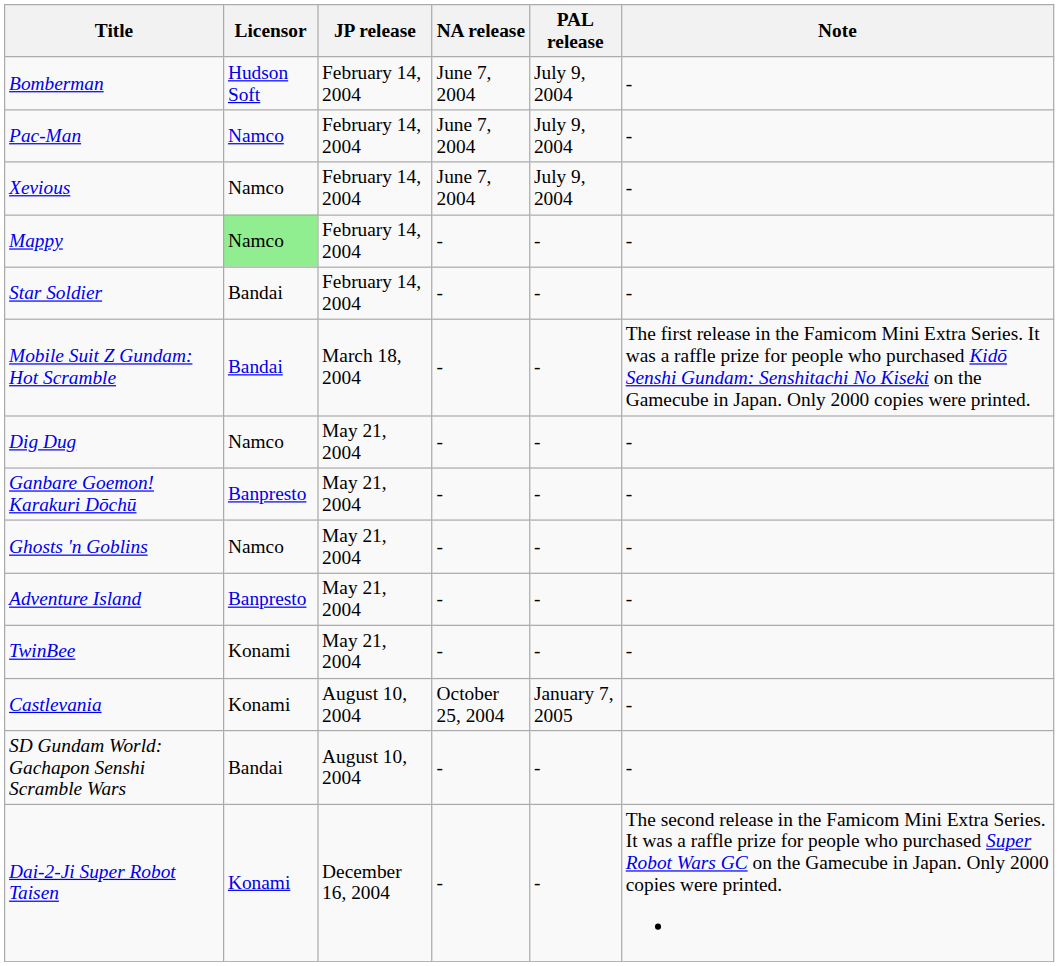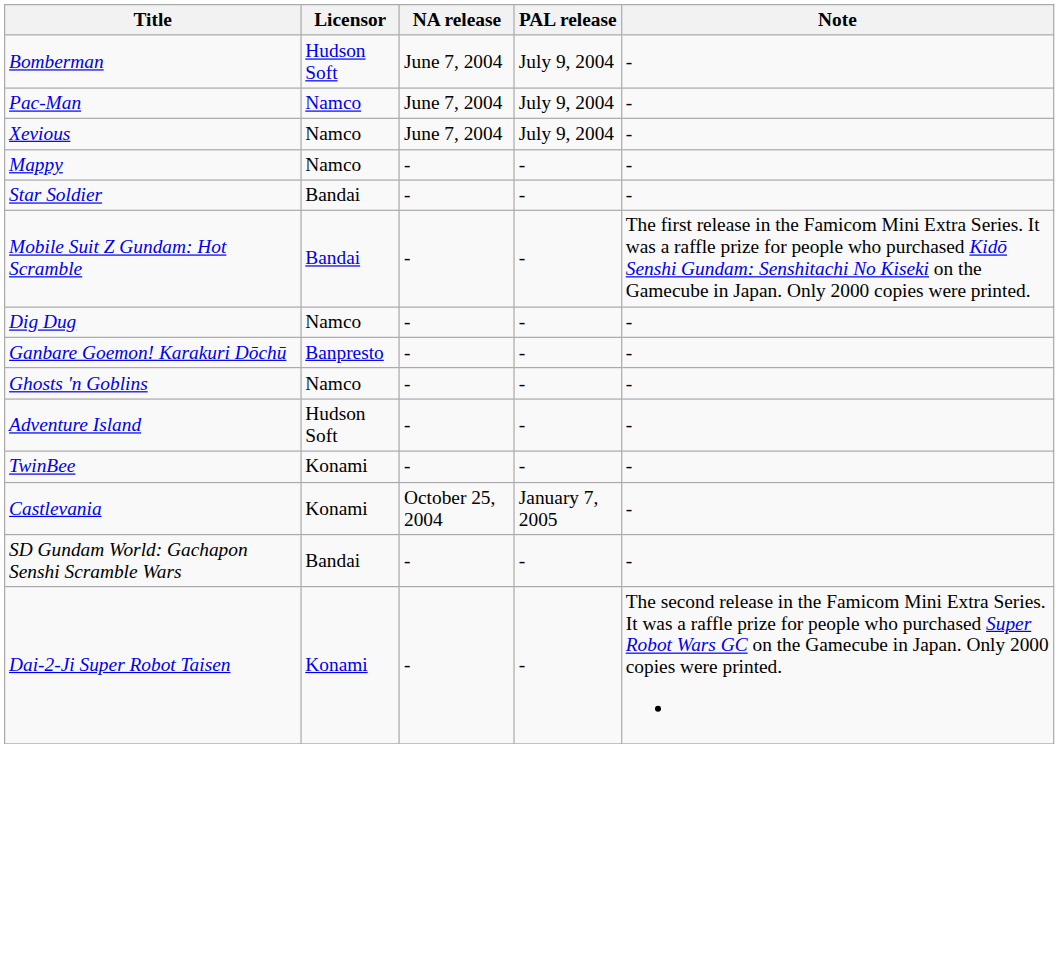- column: (375, 30)
(256, 240) lightgreen background -> (333, 164) no background
(267, 599) Banpresto -> (335, 424) Hudson Soft
